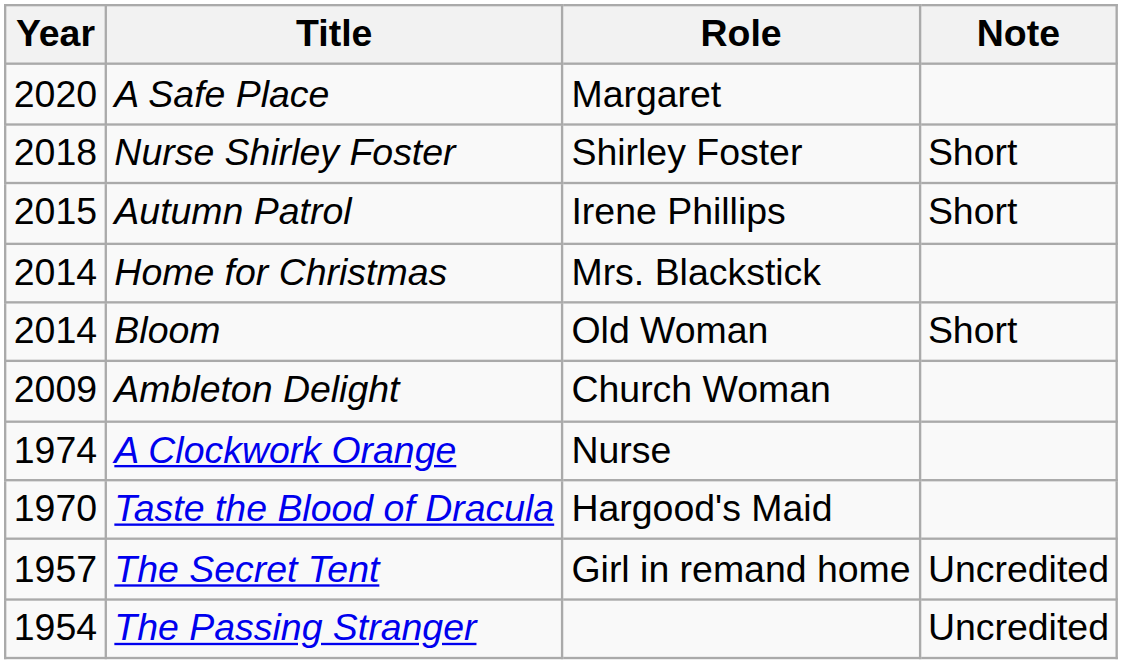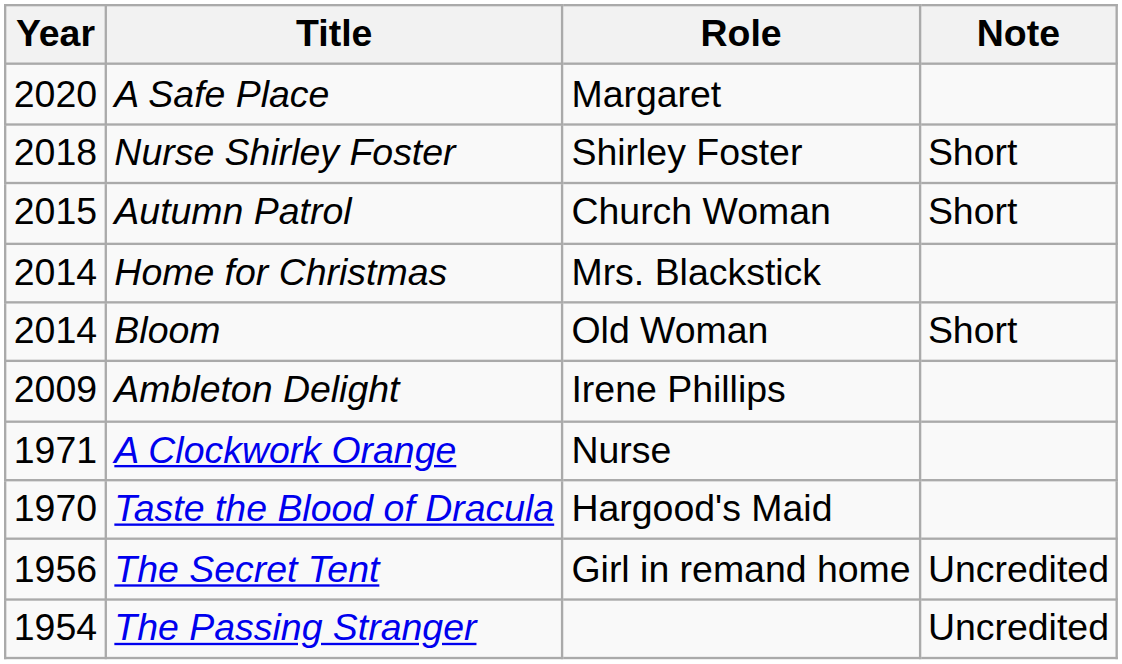(679, 212) Irene Phillips -> (701, 212) Church Woman
(701, 390) Church Woman -> (679, 390) Irene Phillips
(55, 449) 1974 -> (55, 449) 1971
(55, 568) 1957 -> (55, 568) 1956
